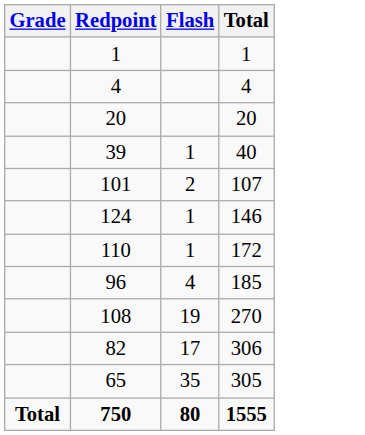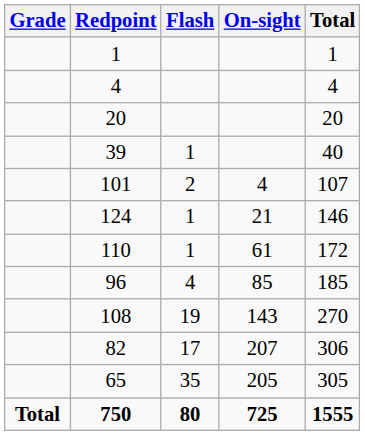+ column: (262, 20)
